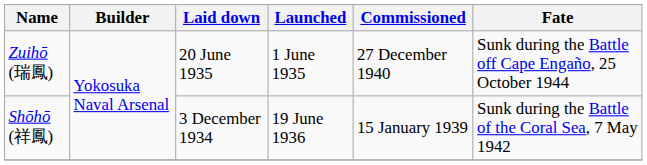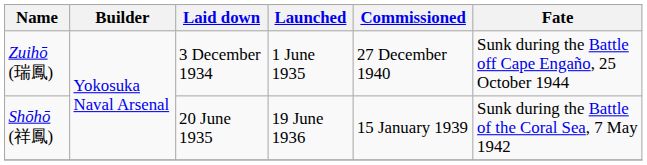(205, 63) 20 June 1935 -> (220, 63) 3 December 1934
(220, 127) 3 December 1934 -> (205, 127) 20 June 1935
